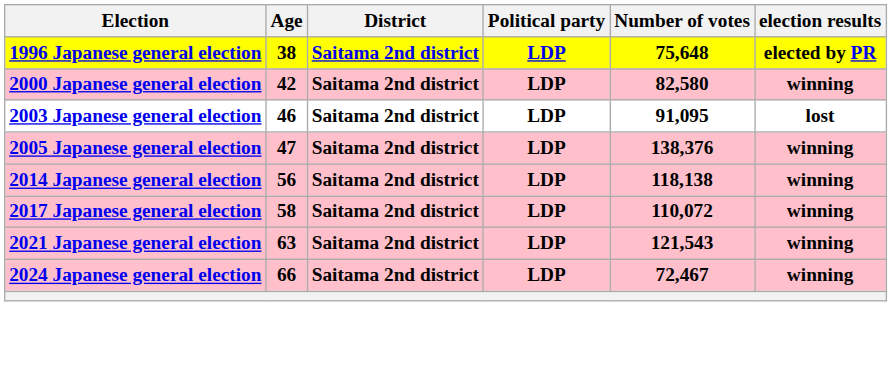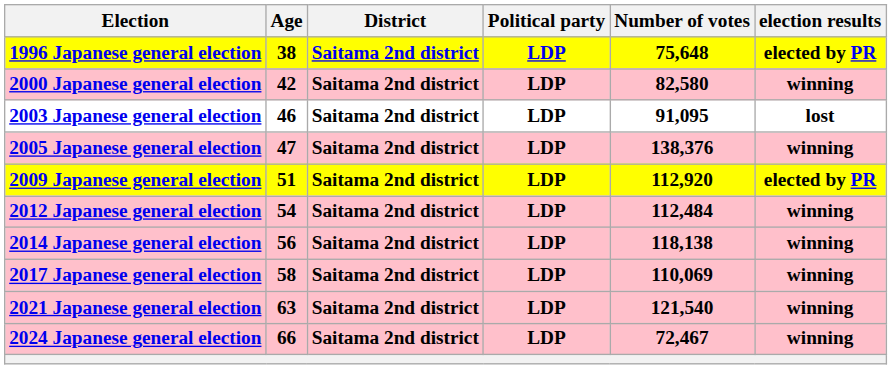+ row: (135, 179)
+ row: (135, 211)
(682, 211) 110,072 -> (682, 275) 110,069
(682, 243) 121,543 -> (682, 307) 121,540
